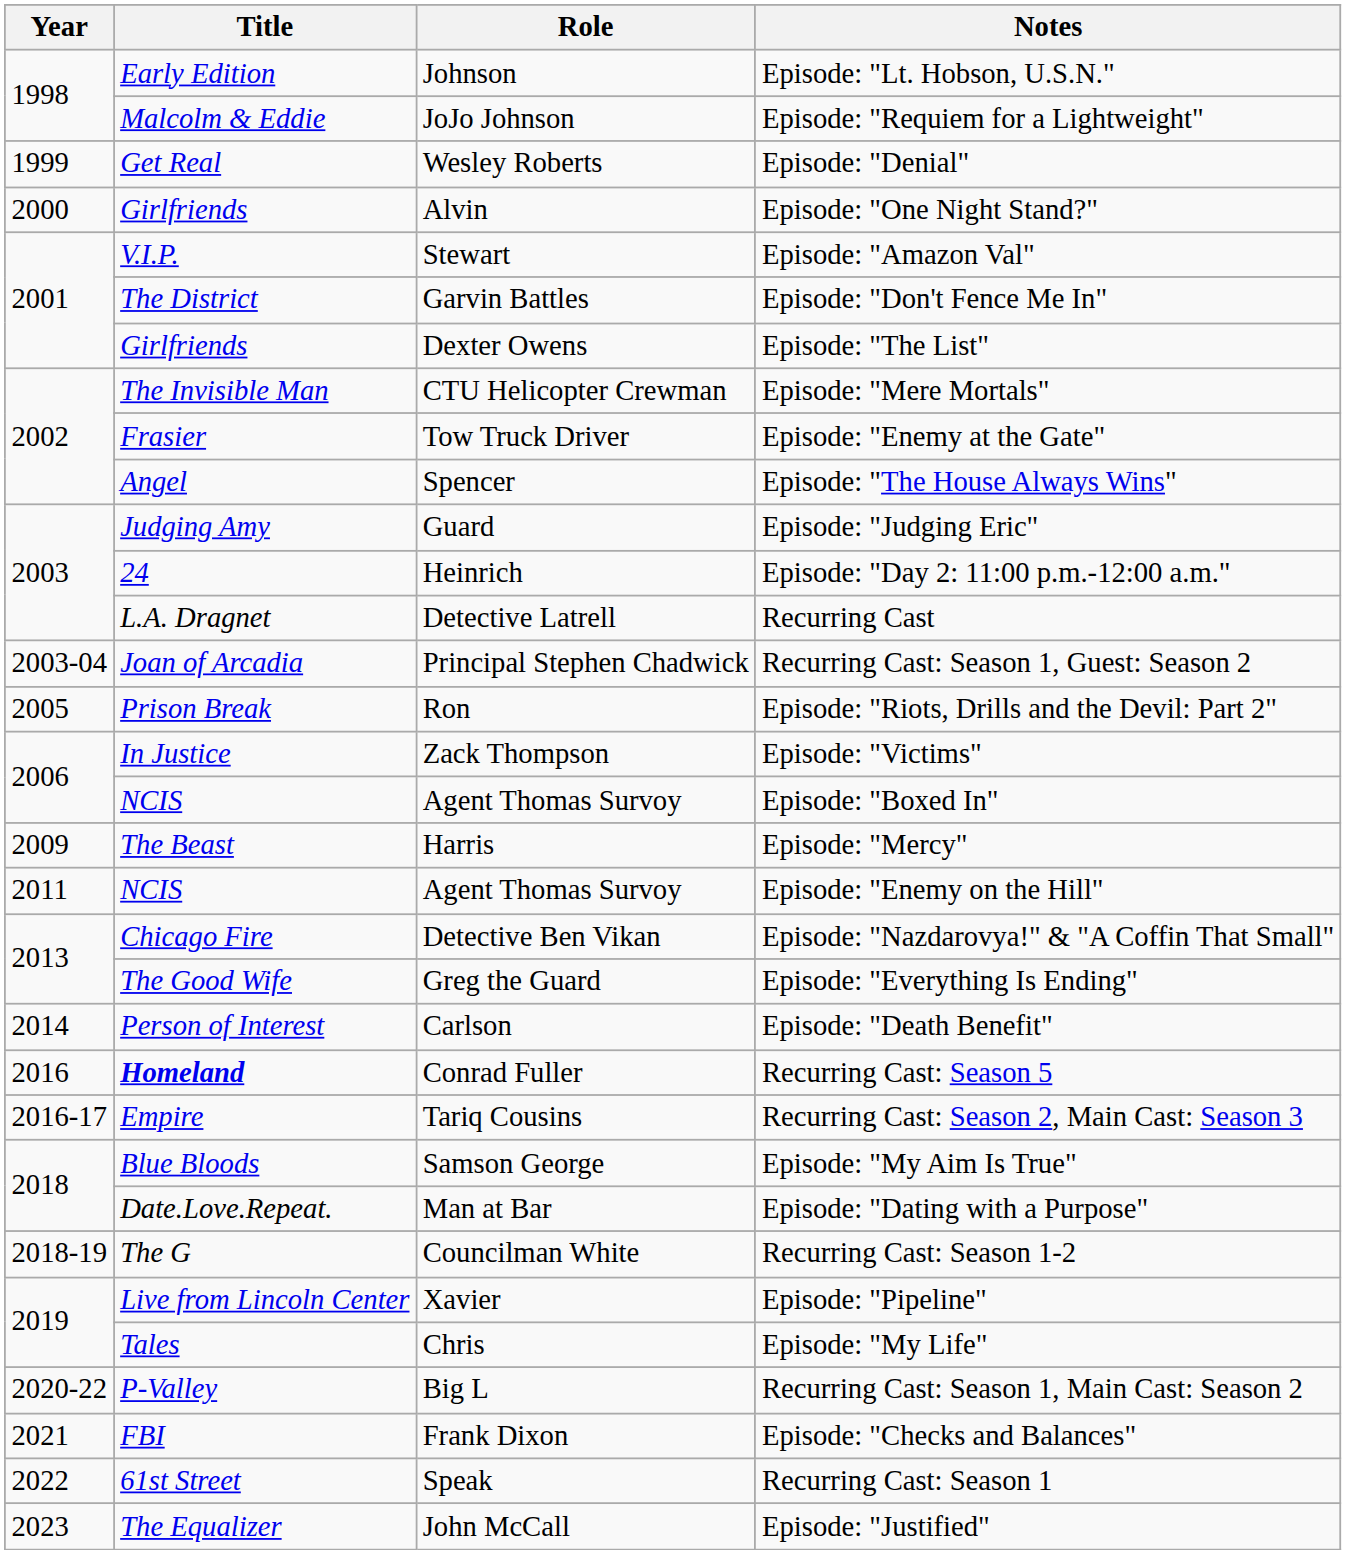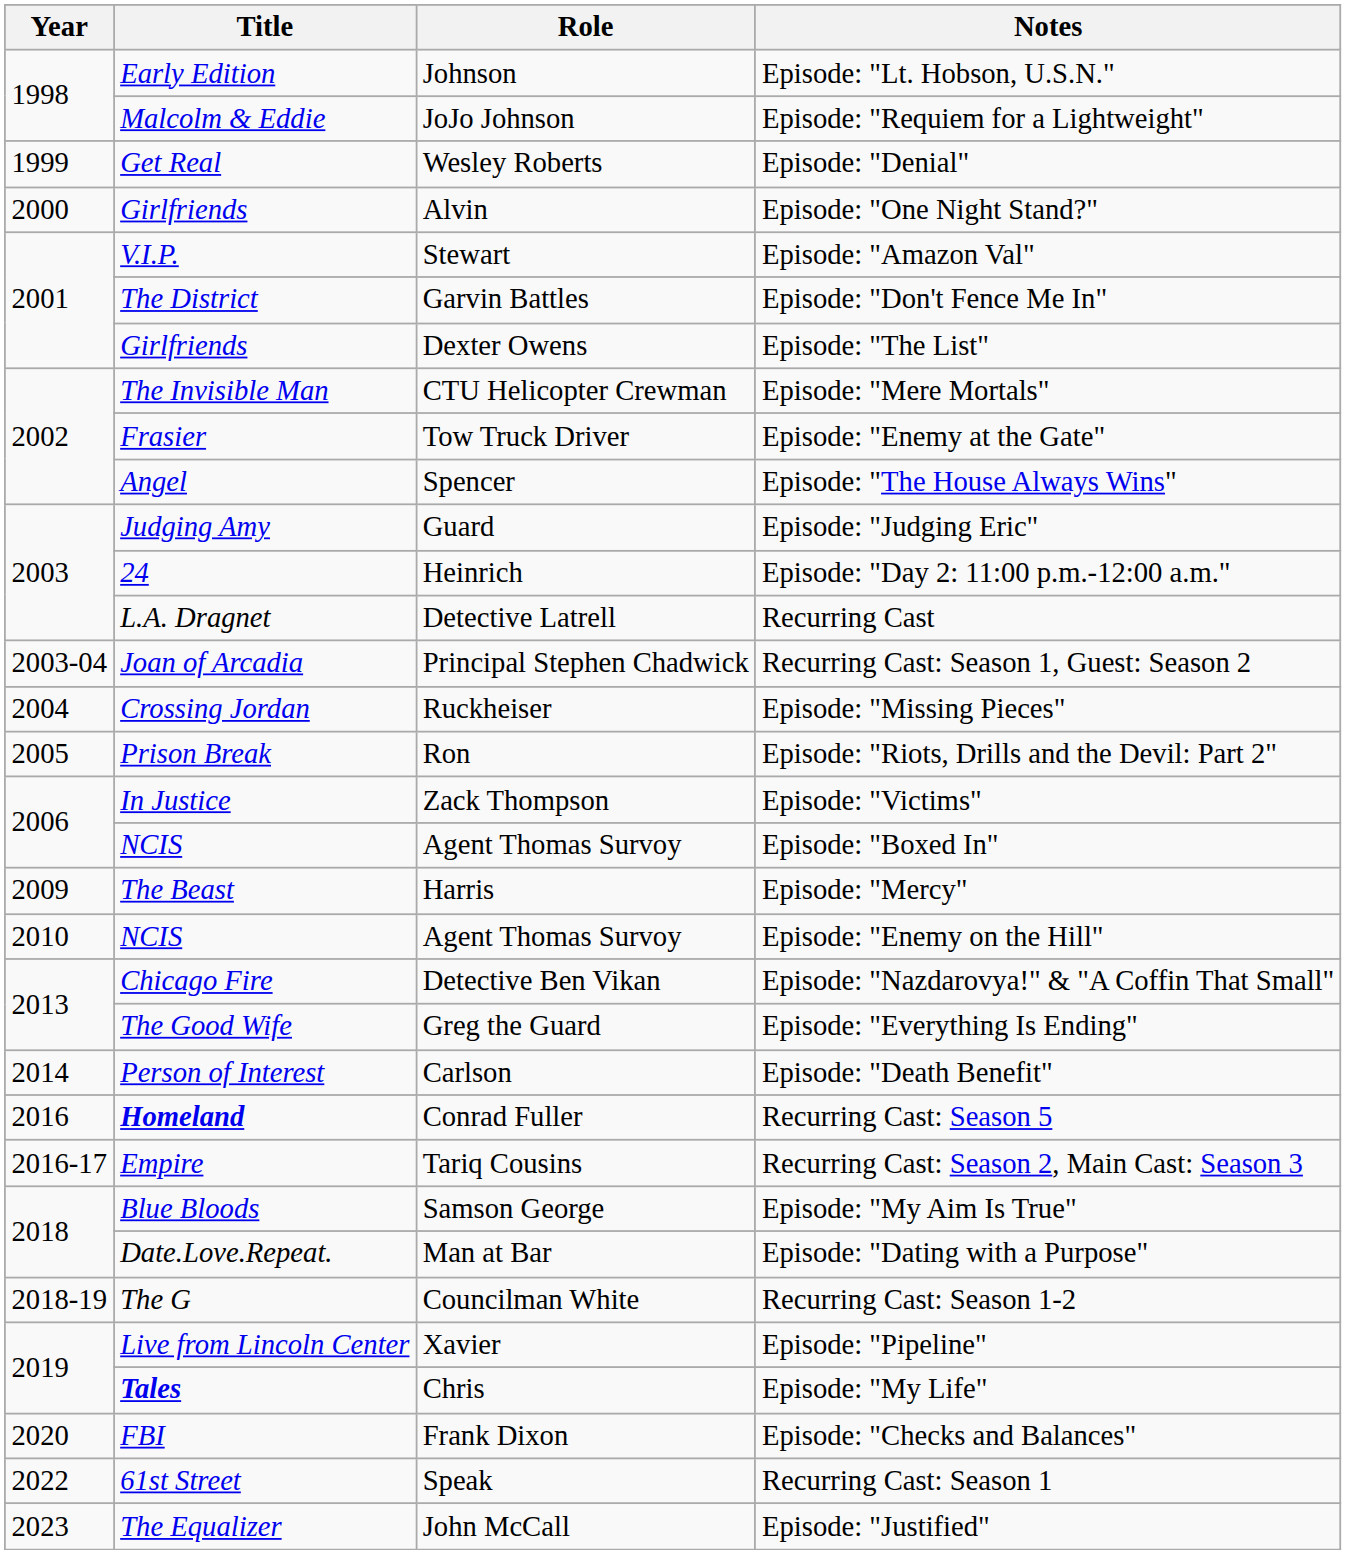+ row: (914, 708)
(40, 890) 2011 -> (40, 935) 2010
(150, 1344) normal -> (151, 1389) bold
- row: (1032, 1389)
(40, 1435) 2021 -> (40, 1435) 2020
